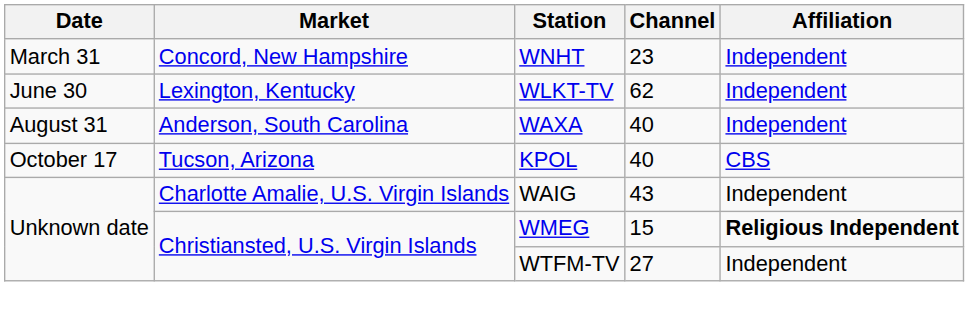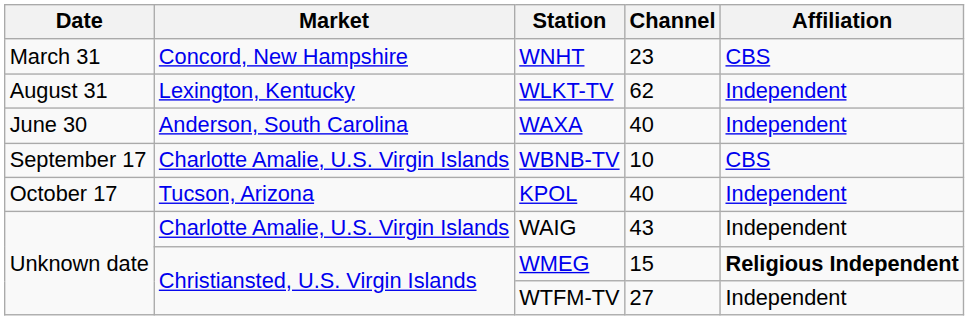(786, 56) Independent -> (748, 56) CBS
(48, 90) June 30 -> (59, 90) August 31
(59, 125) August 31 -> (48, 125) June 30
+ row: (569, 159)
(748, 159) CBS -> (786, 194) Independent
